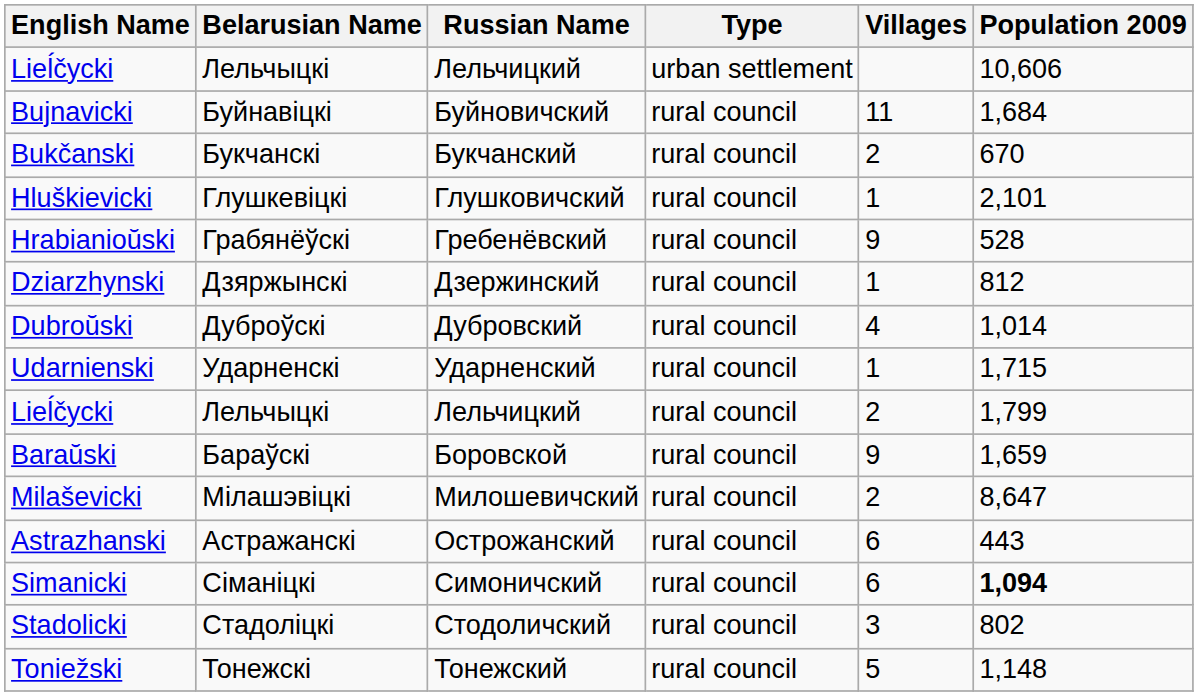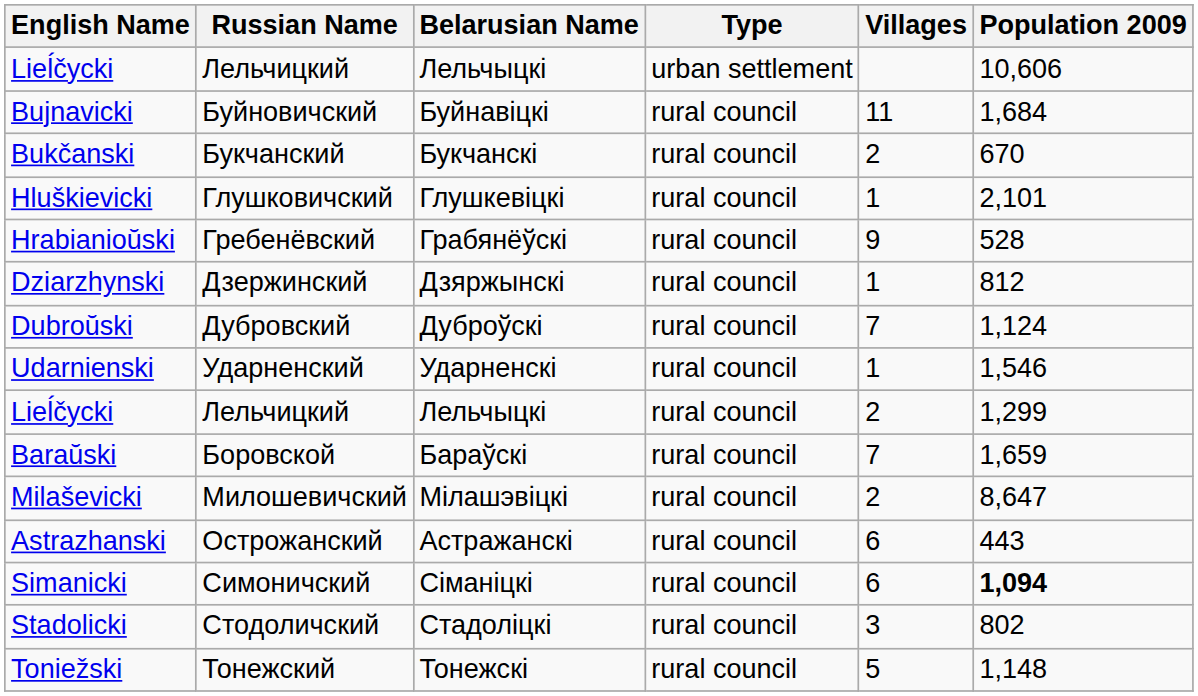columns swapped: (312, 25) <-> (537, 25)
(873, 326) 4 -> (873, 326) 7
(1013, 326) 1,014 -> (1013, 326) 1,124
(1013, 369) 1,715 -> (1013, 369) 1,546
(1013, 411) 1,799 -> (1013, 411) 1,299
(873, 454) 9 -> (873, 454) 7
